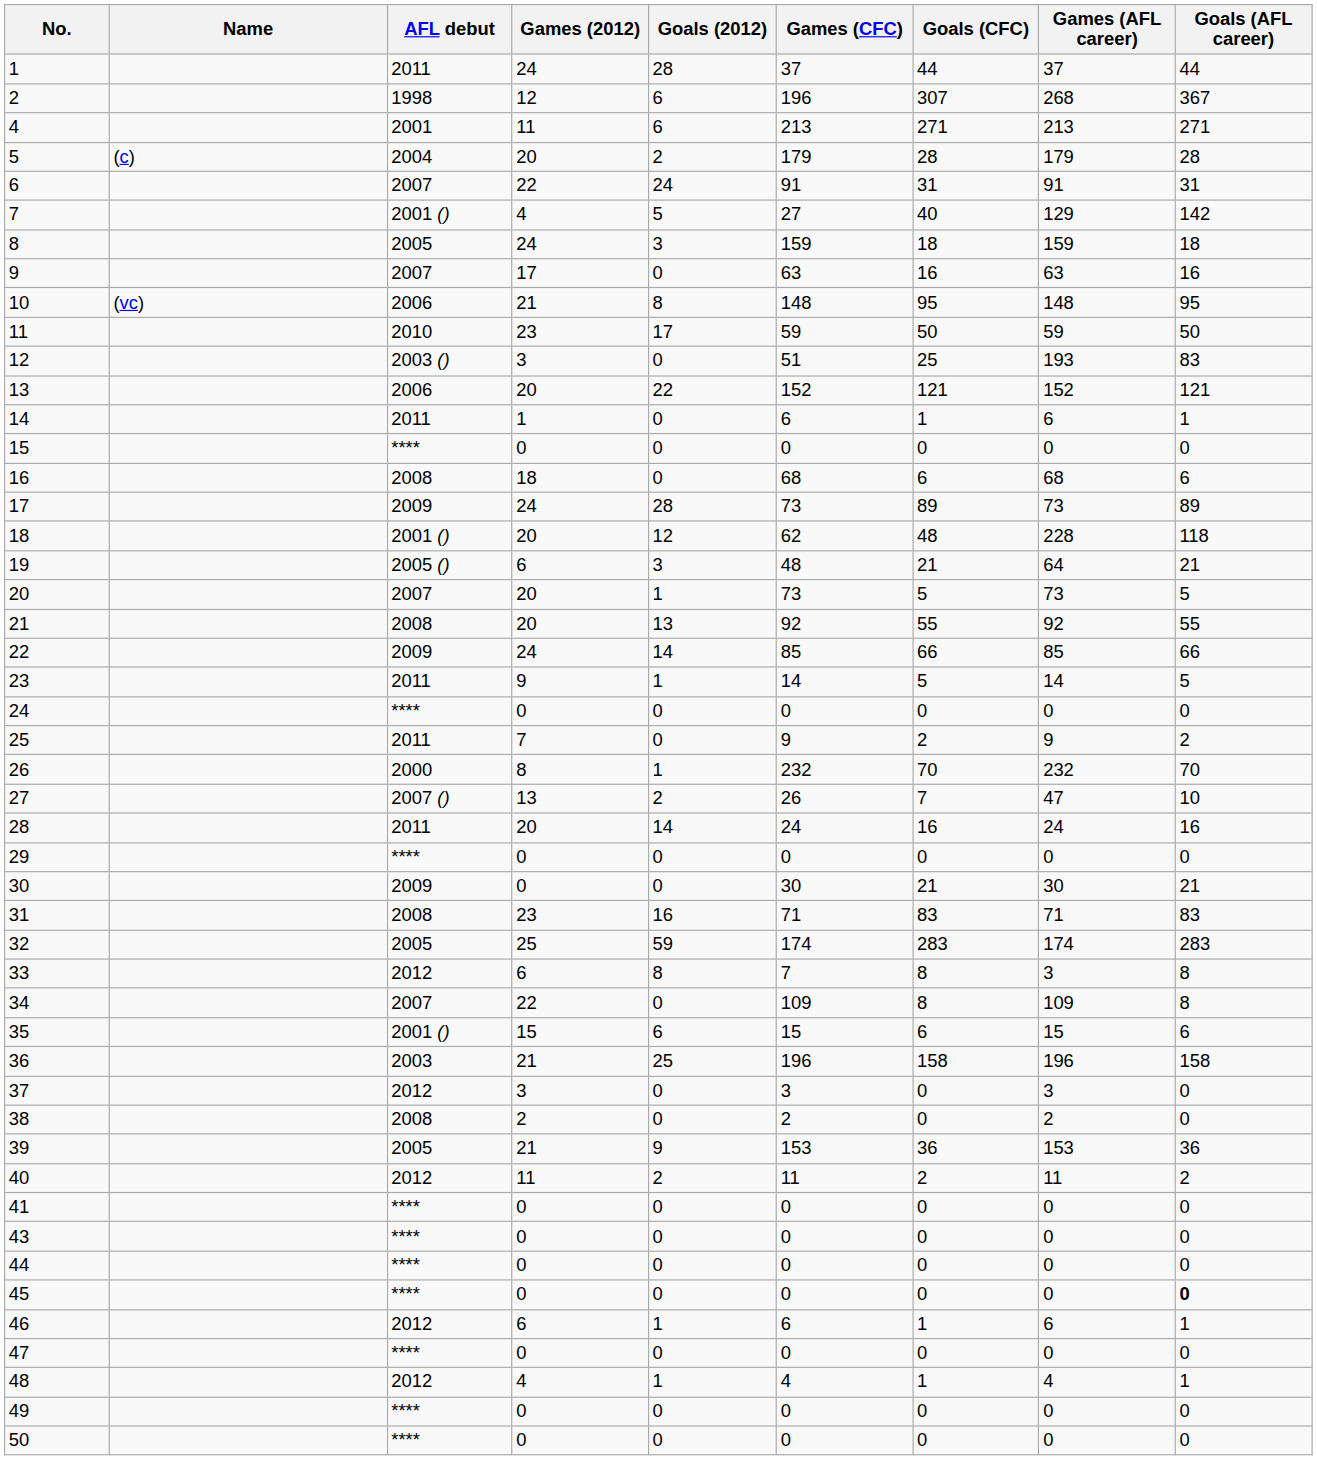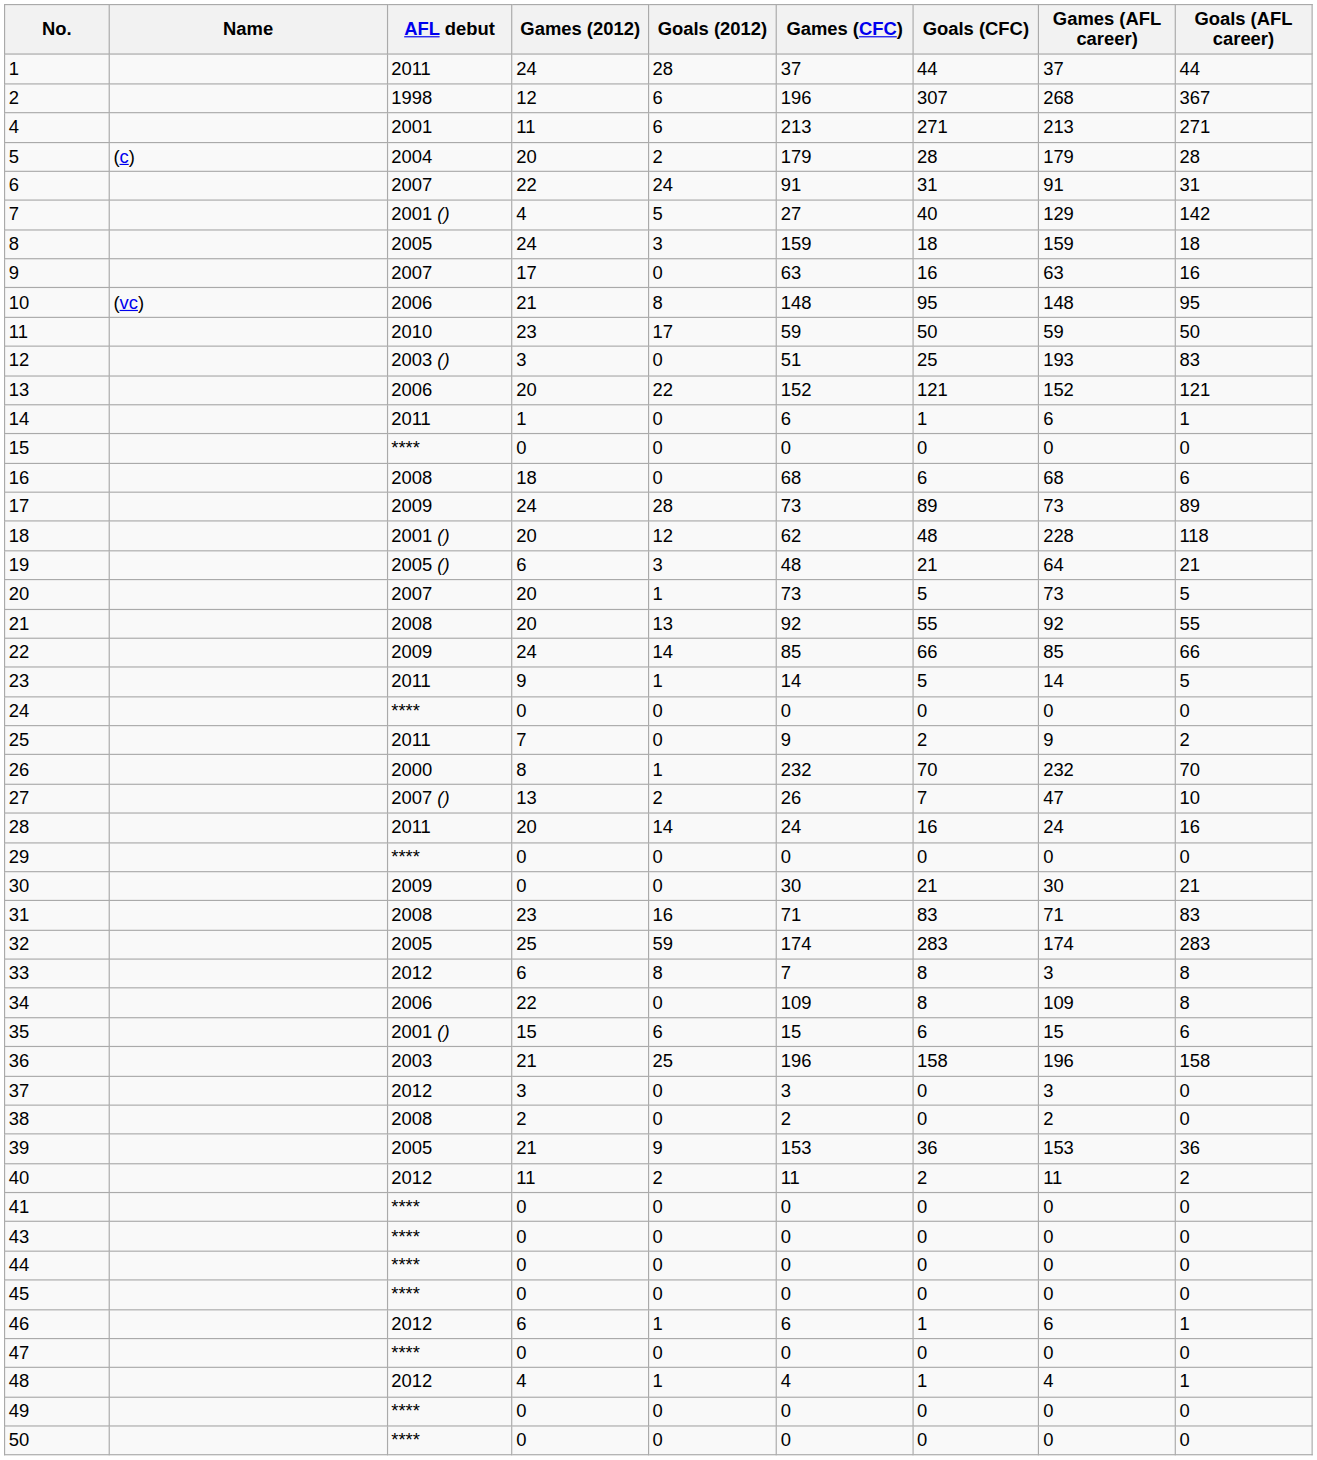(412, 1002) 2007 -> (412, 1002) 2006
(1185, 1294) bold -> (1185, 1294) normal
